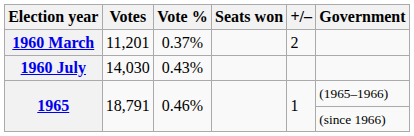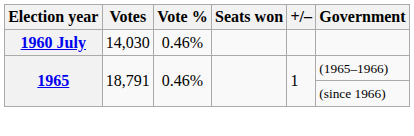- row: (53, 42)
(182, 67) 0.43% -> (182, 42) 0.46%
